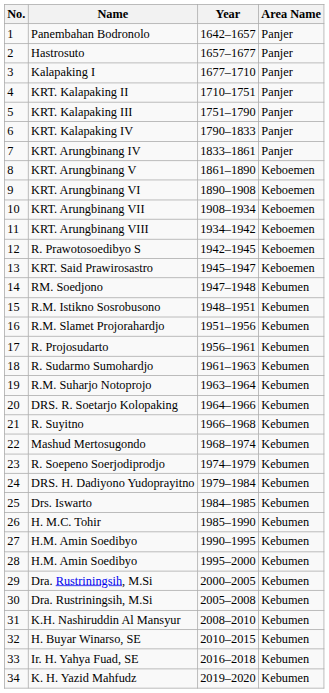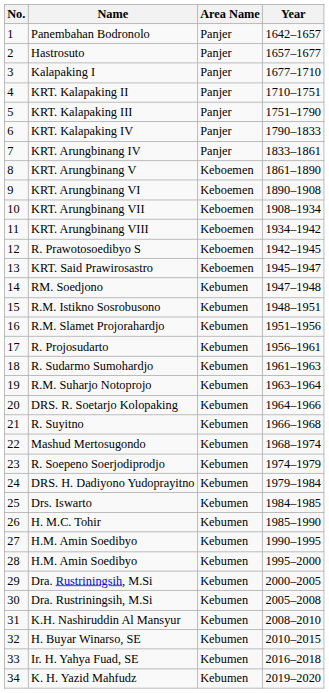columns swapped: (228, 14) <-> (291, 14)
